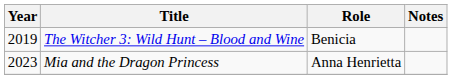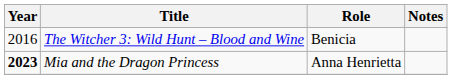(23, 39) 2019 -> (23, 39) 2016
(23, 62) normal -> (23, 62) bold
